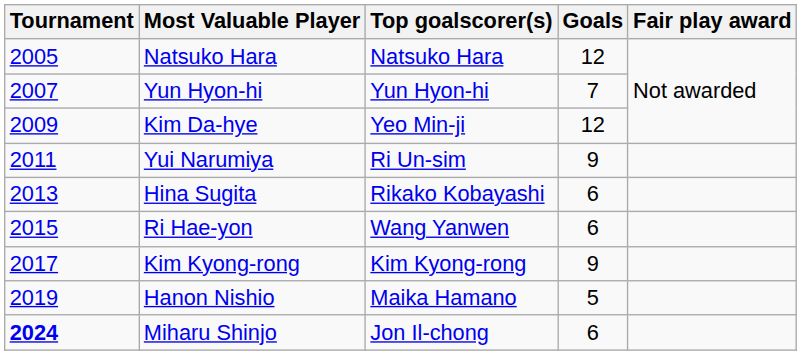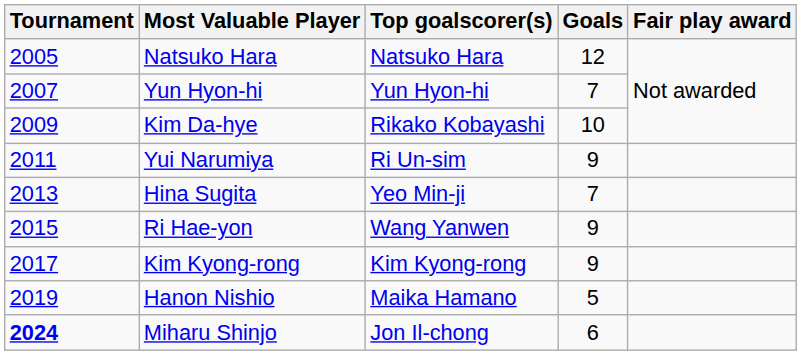(418, 125) Yeo Min-ji -> (457, 125) Rikako Kobayashi
(593, 125) 12 -> (593, 125) 10
(457, 194) Rikako Kobayashi -> (418, 194) Yeo Min-ji
(593, 194) 6 -> (593, 194) 7
(593, 228) 6 -> (593, 228) 9
